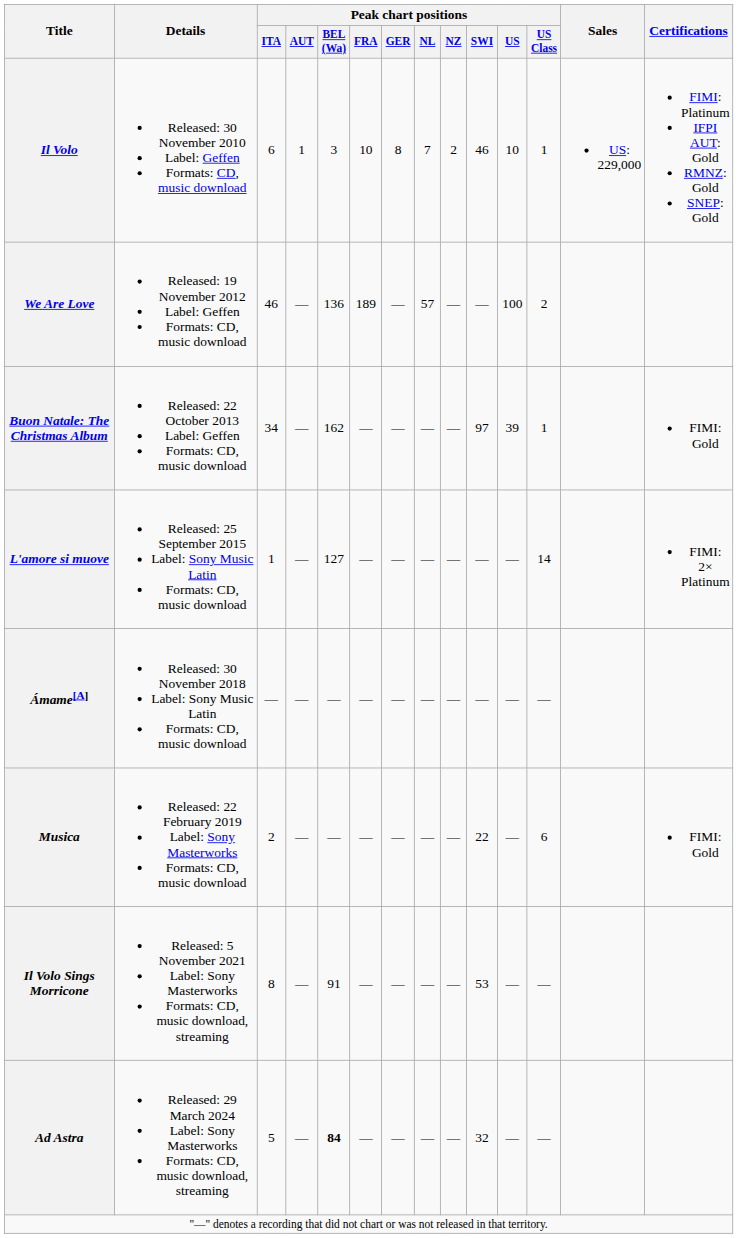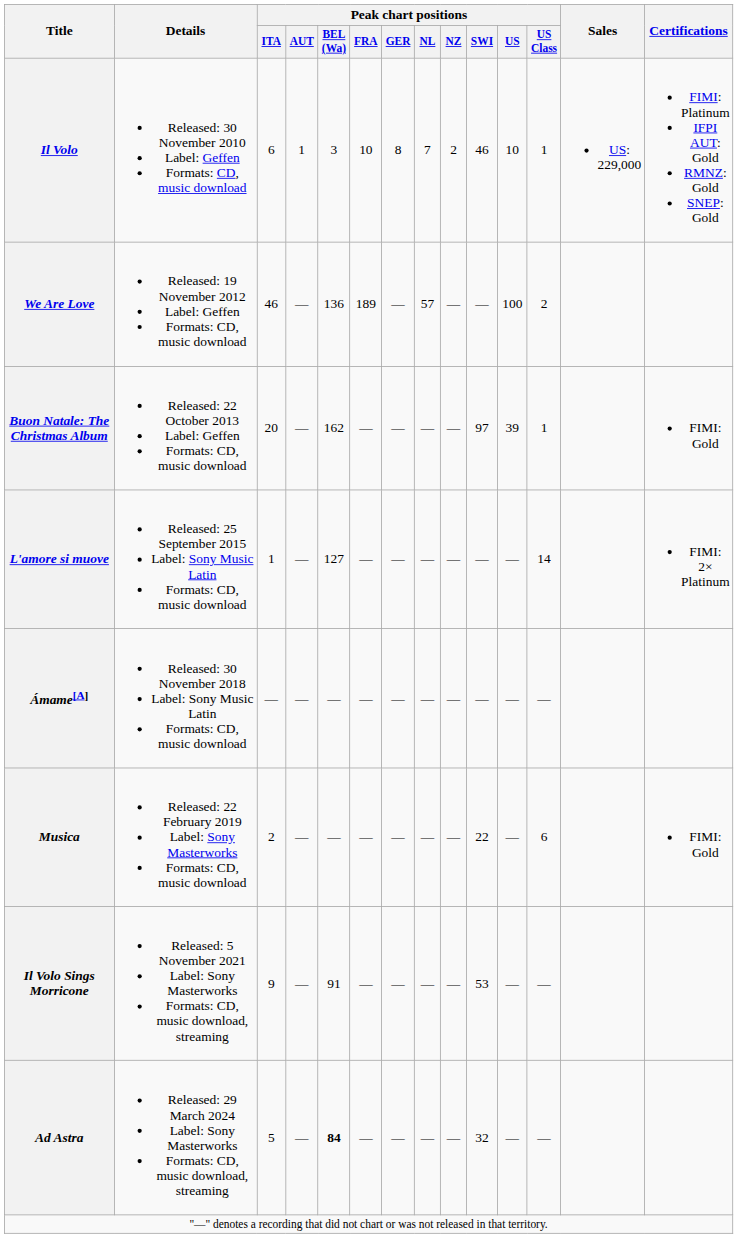(271, 428) 34 -> (271, 428) 20
(271, 983) 8 -> (271, 983) 9
